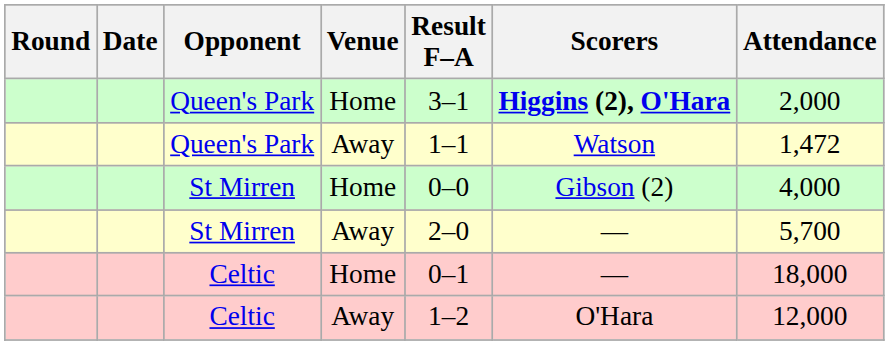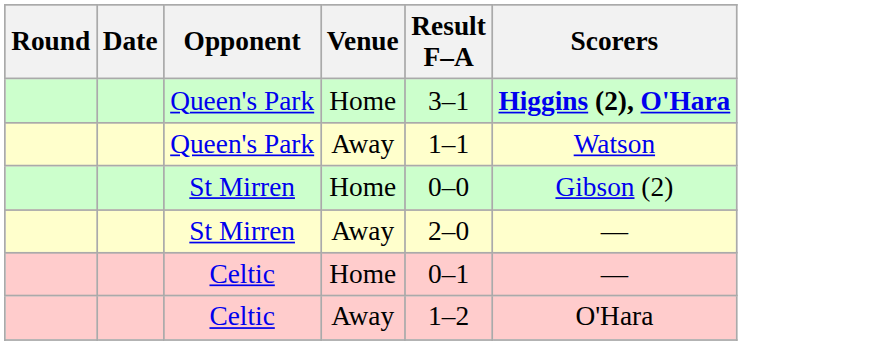- column: (810, 41)
